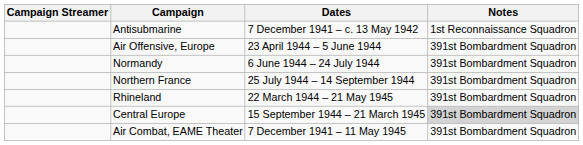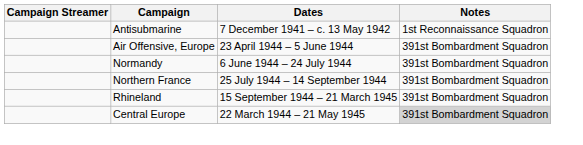(320, 98) 22 March 1944 – 21 May 1945 -> (308, 98) 15 September 1944 – 21 March 1945
(336, 115) 15 September 1944 – 21 March 1945 -> (292, 115) 22 March 1944 – 21 May 1945
- row: (178, 132)
